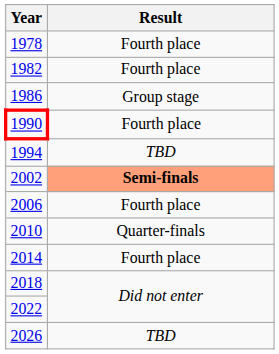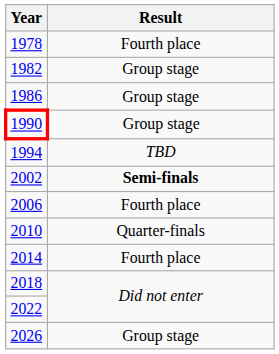(161, 70) Fourth place -> (161, 70) Group stage
(161, 124) Fourth place -> (161, 124) Group stage
(161, 179) lightsalmon background -> (161, 179) no background
(161, 335) TBD -> (161, 335) Group stage
